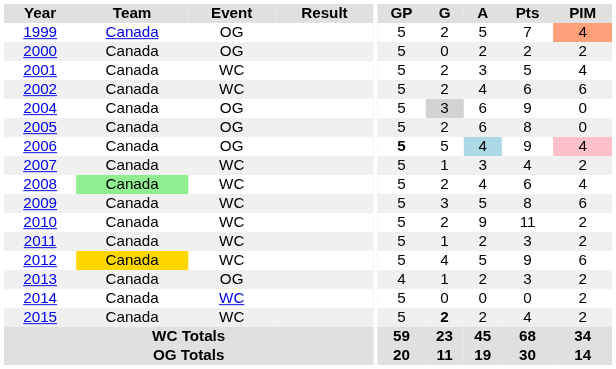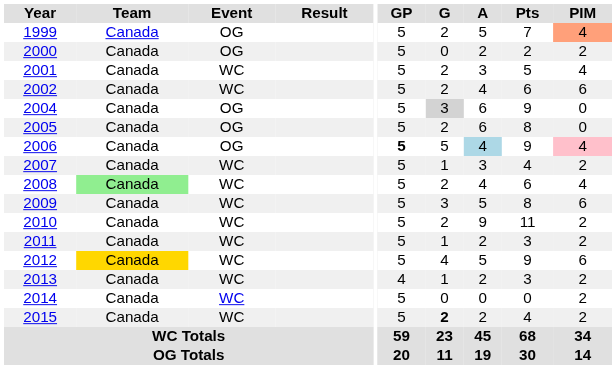(232, 279) OG -> (232, 279) WC
